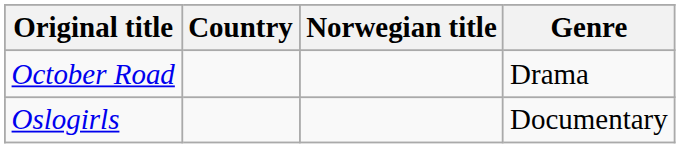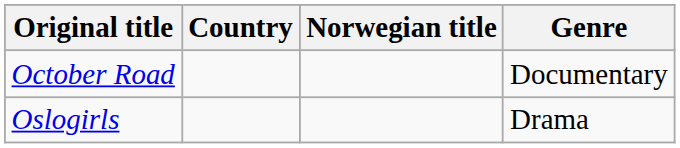(549, 73) Drama -> (589, 73) Documentary
(589, 119) Documentary -> (549, 119) Drama
